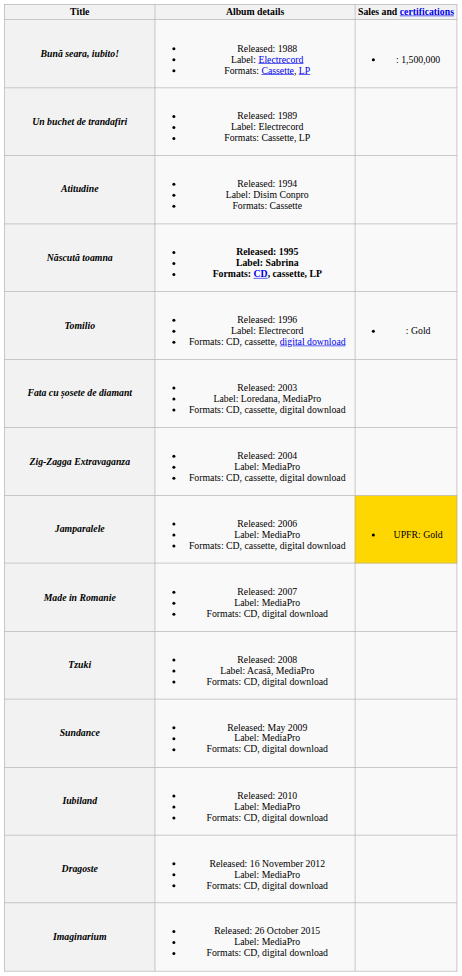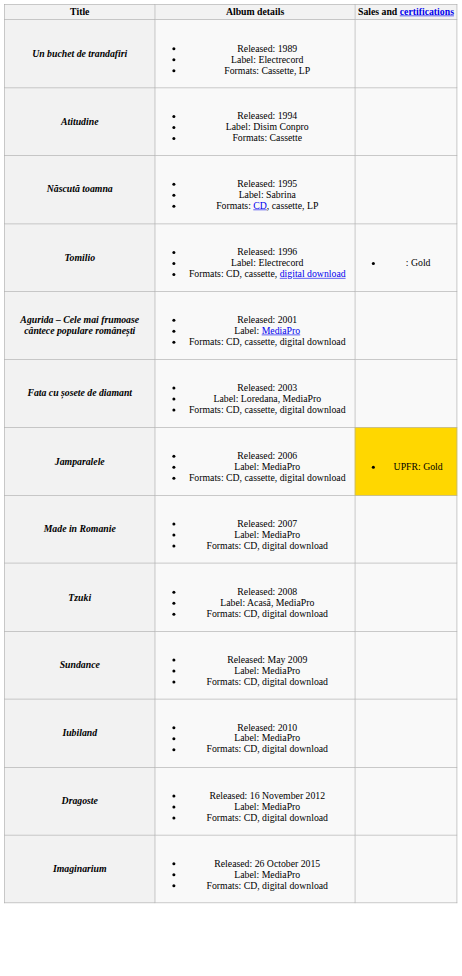- row: (80, 53)
(255, 263) bold -> (255, 195) normal
+ row: (80, 325)
- row: (80, 461)
